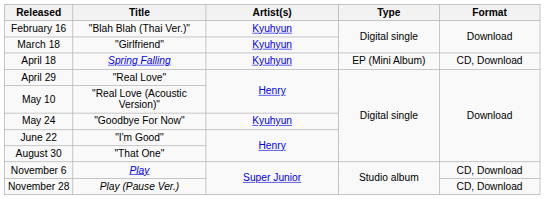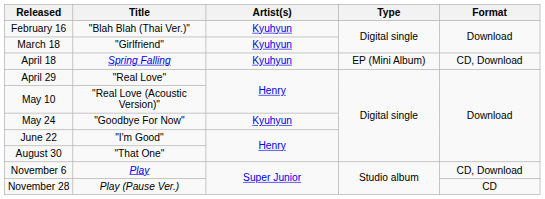(490, 186) CD, Download -> (490, 186) CD
